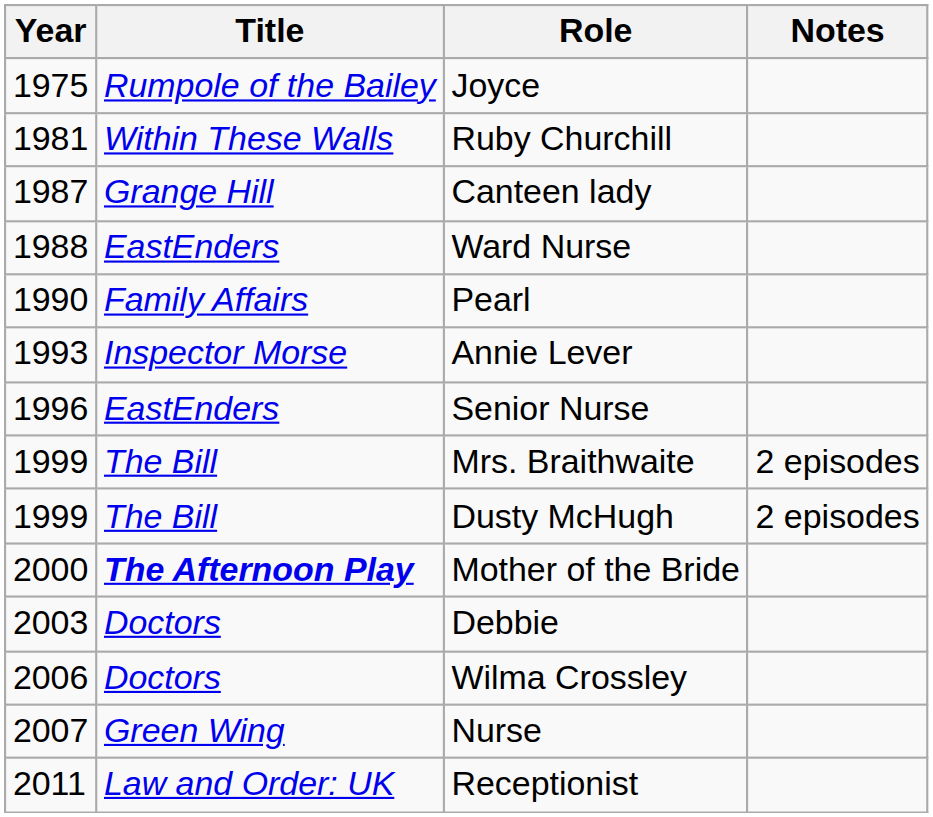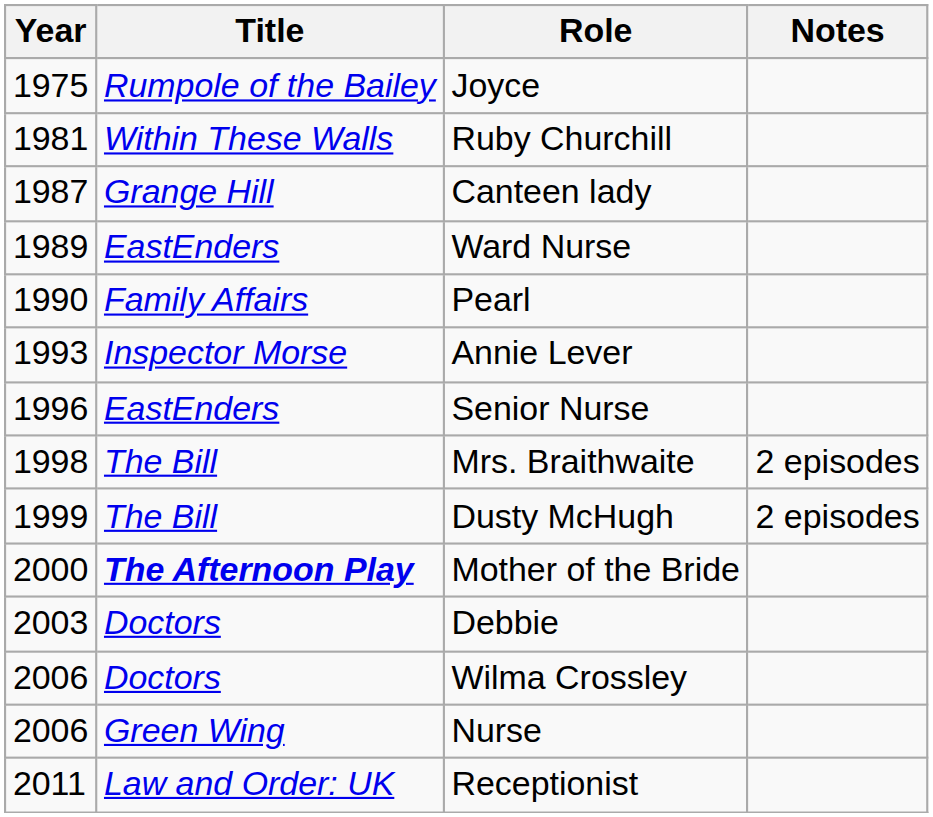(51, 246) 1988 -> (51, 246) 1989
(51, 461) 1999 -> (51, 461) 1998
(51, 730) 2007 -> (51, 730) 2006
